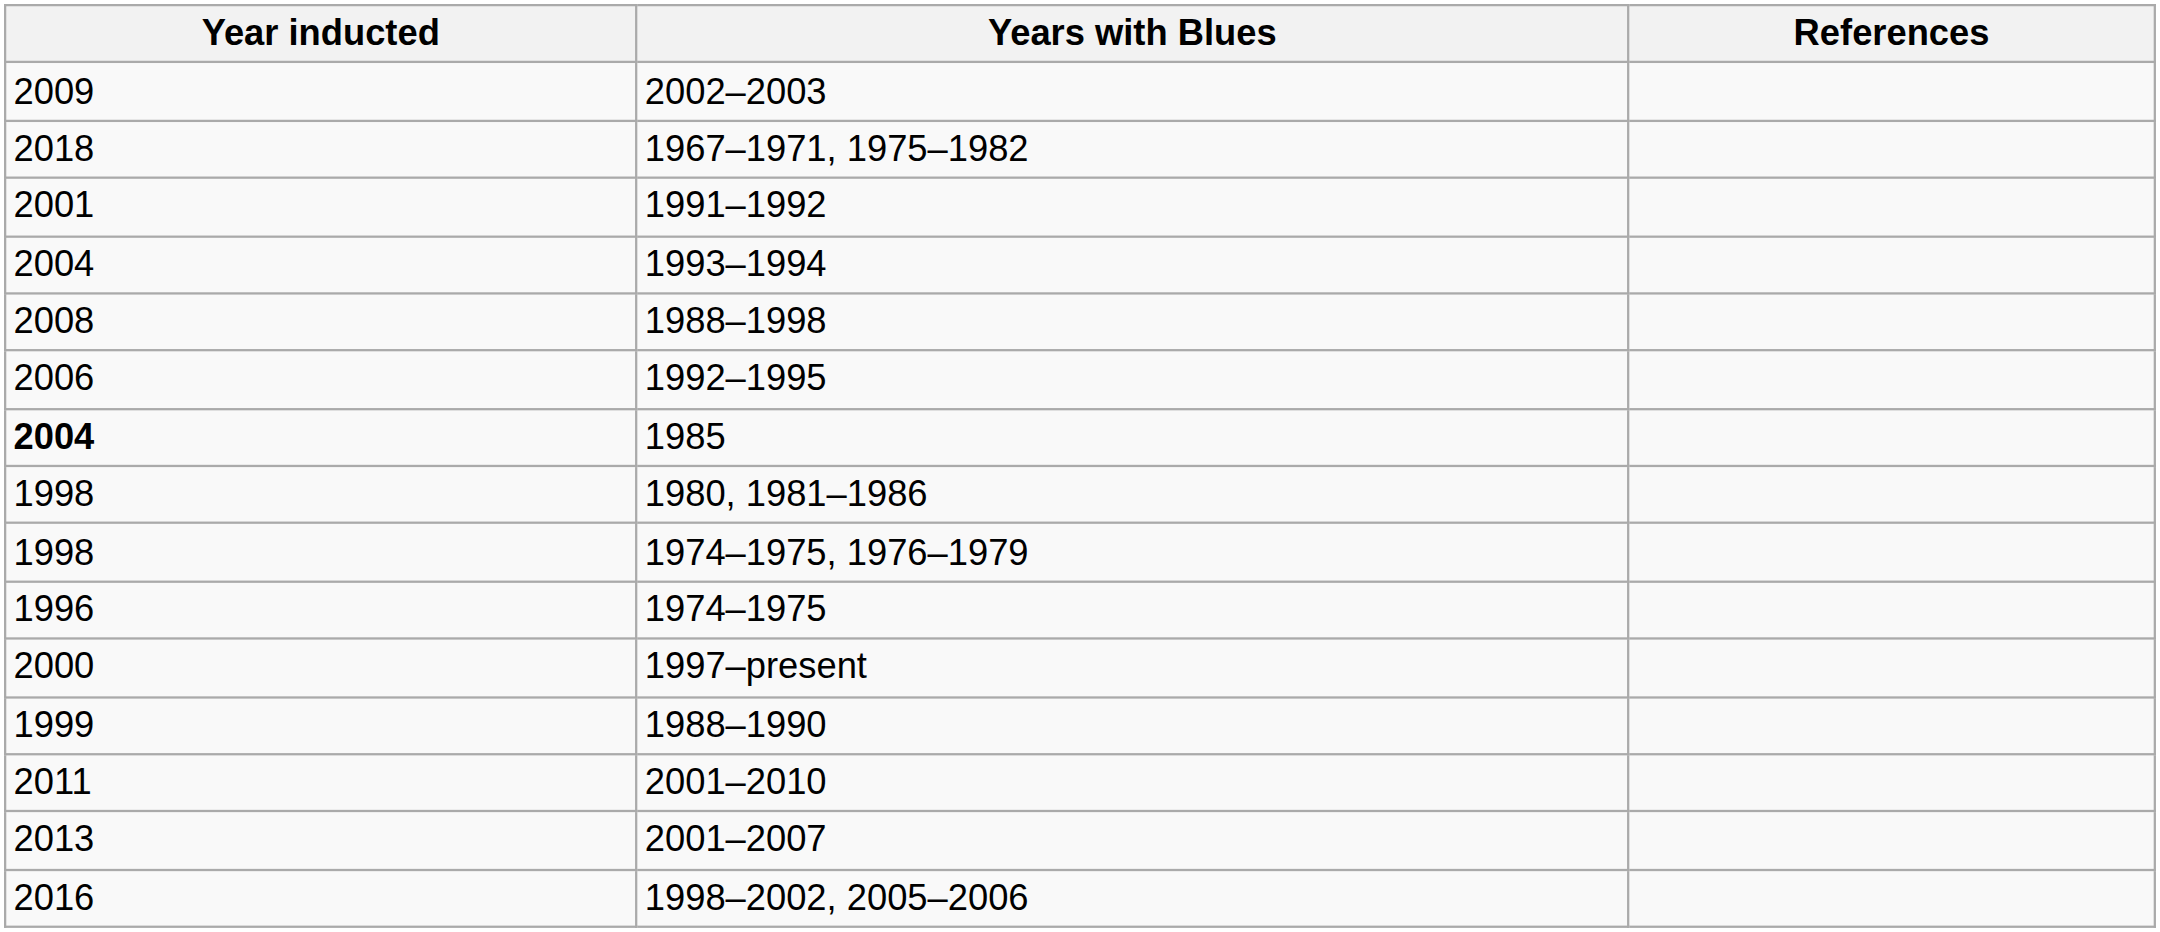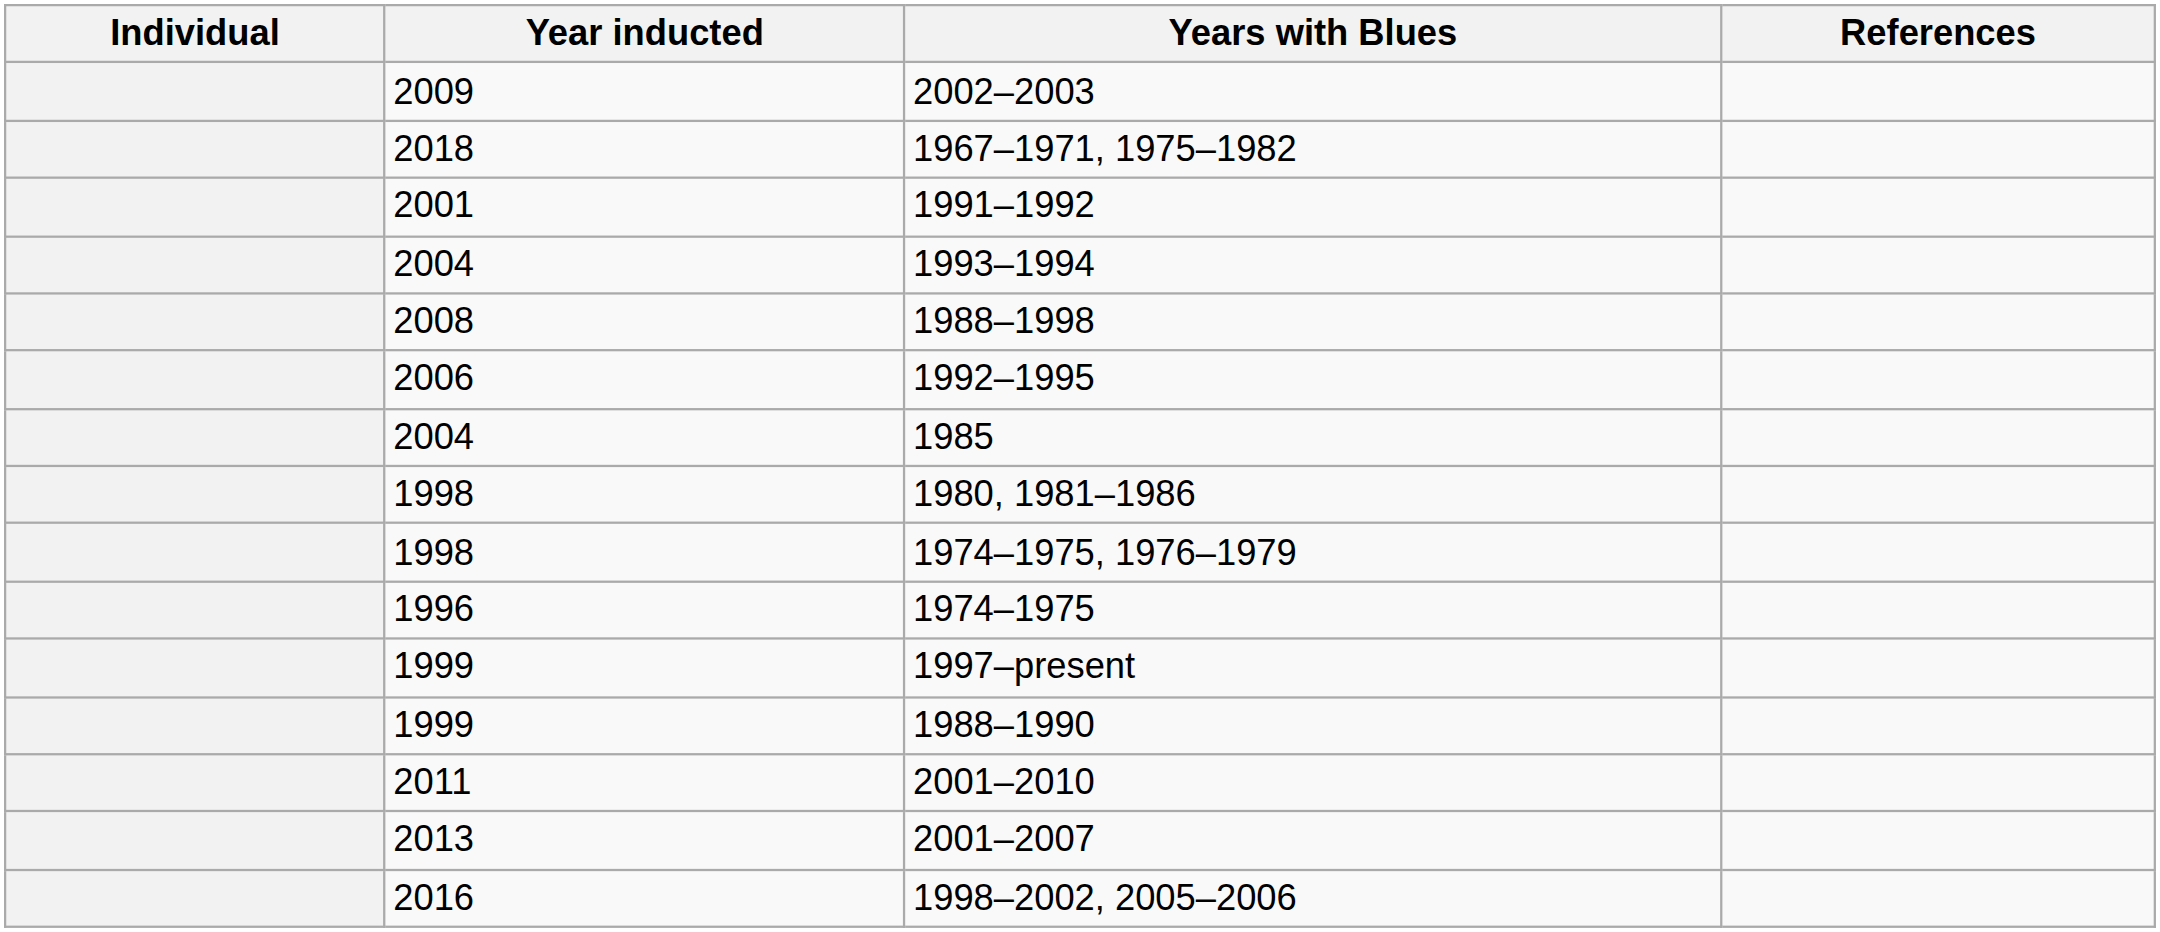+ column: (195, 33)
(54, 436) bold -> (434, 436) normal
(54, 666) 2000 -> (434, 666) 1999
